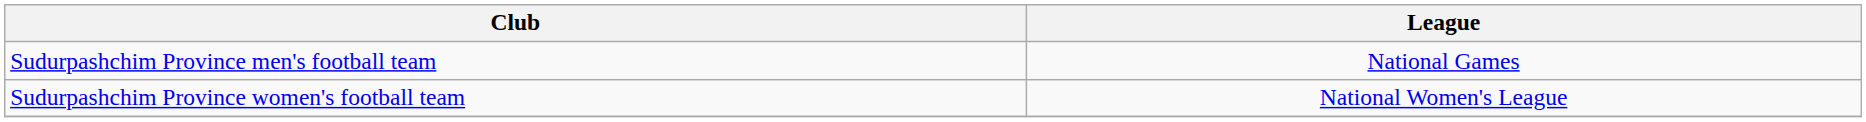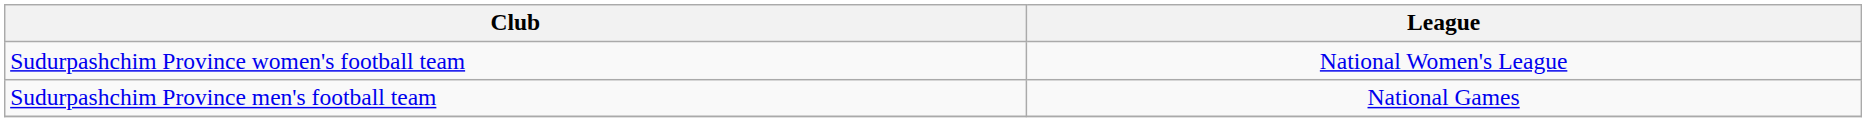rows swapped: (223, 60) <-> (238, 97)
